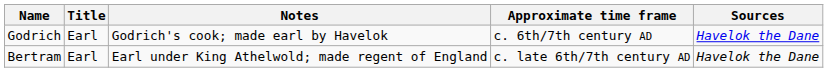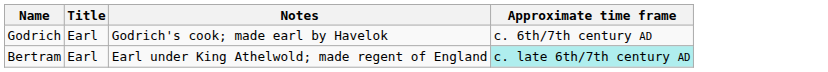- column: (758, 15)
(592, 56) no background -> (592, 56) paleturquoise background
